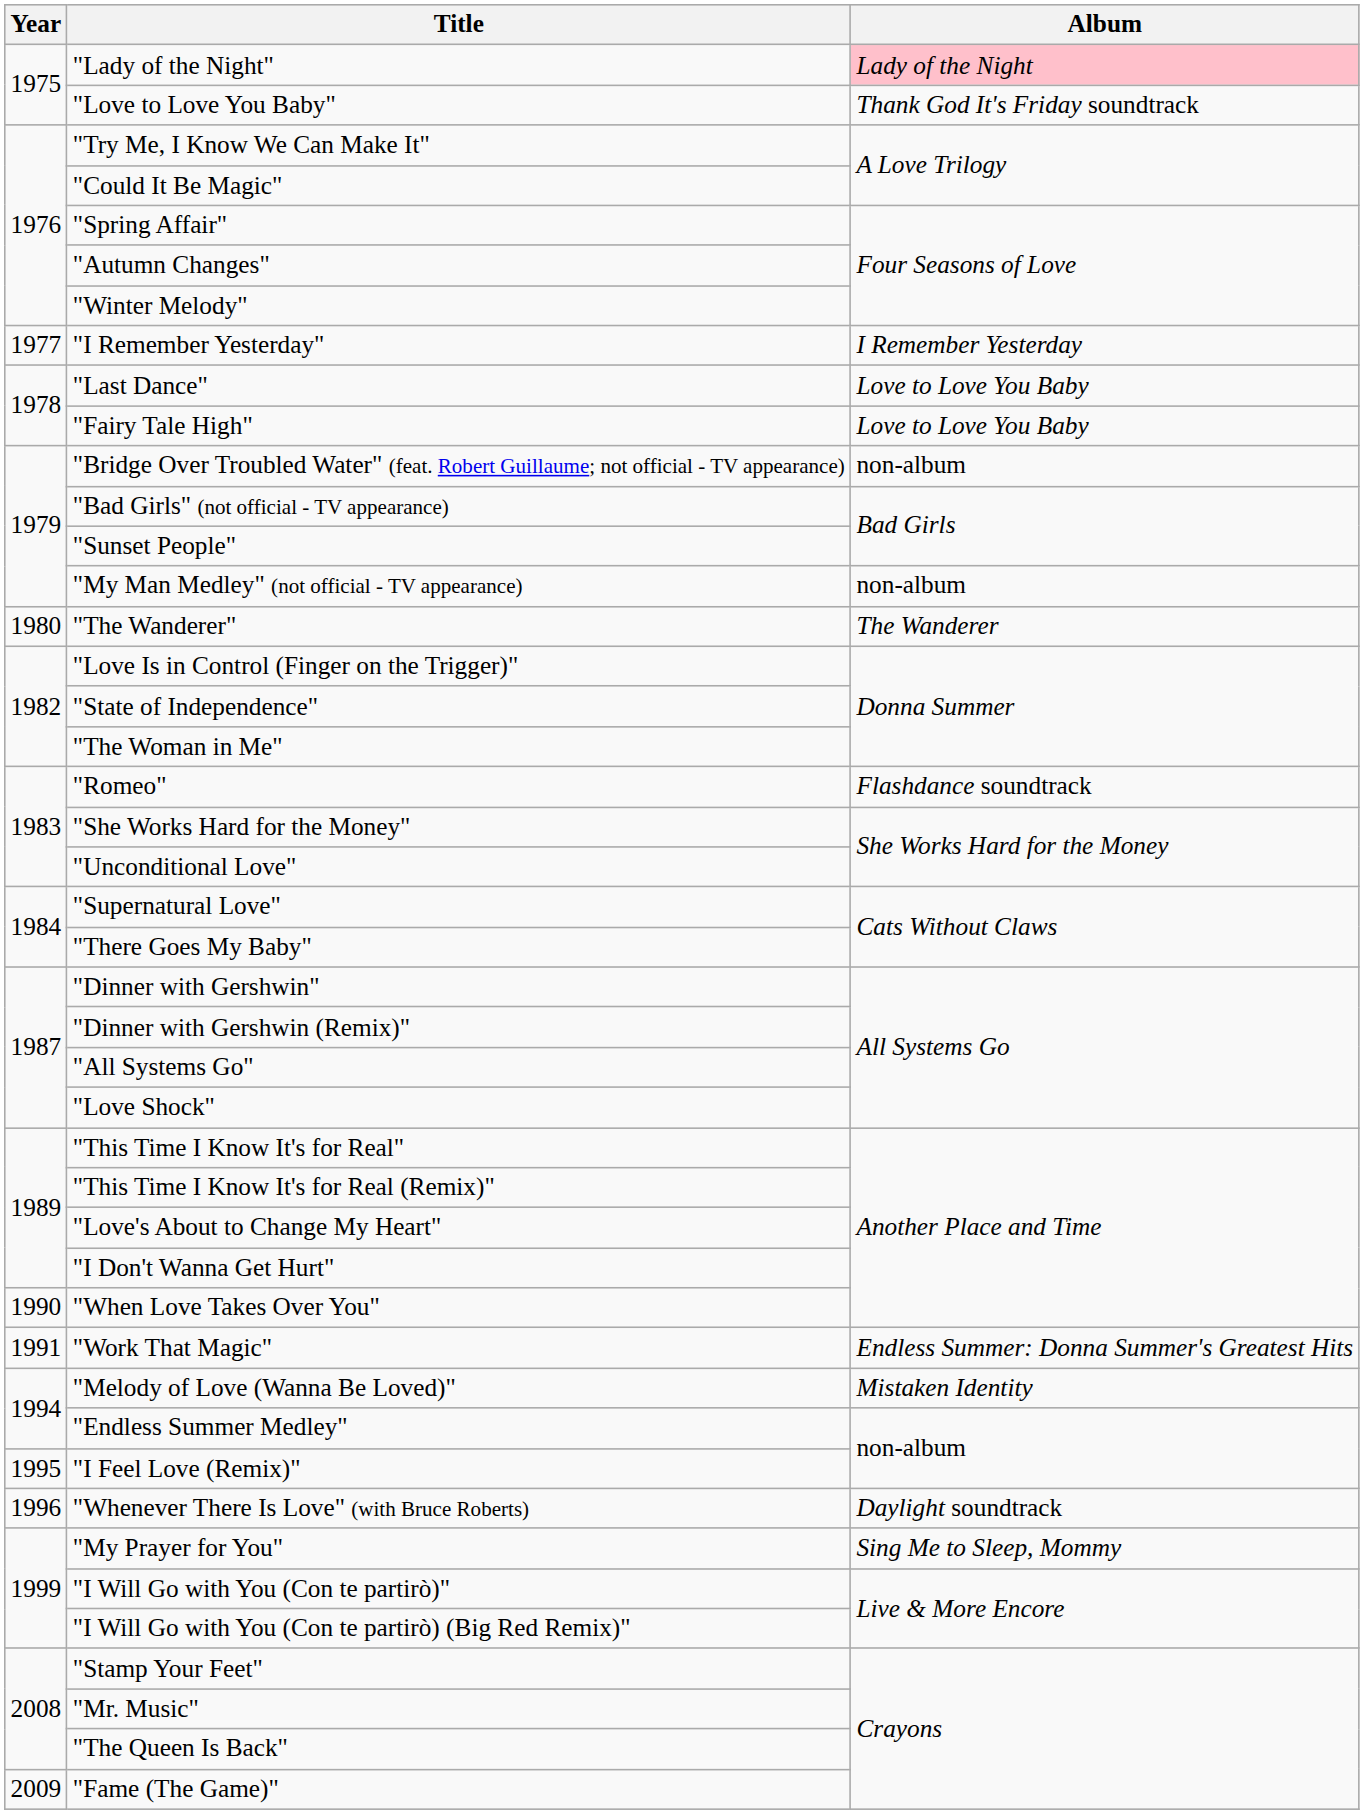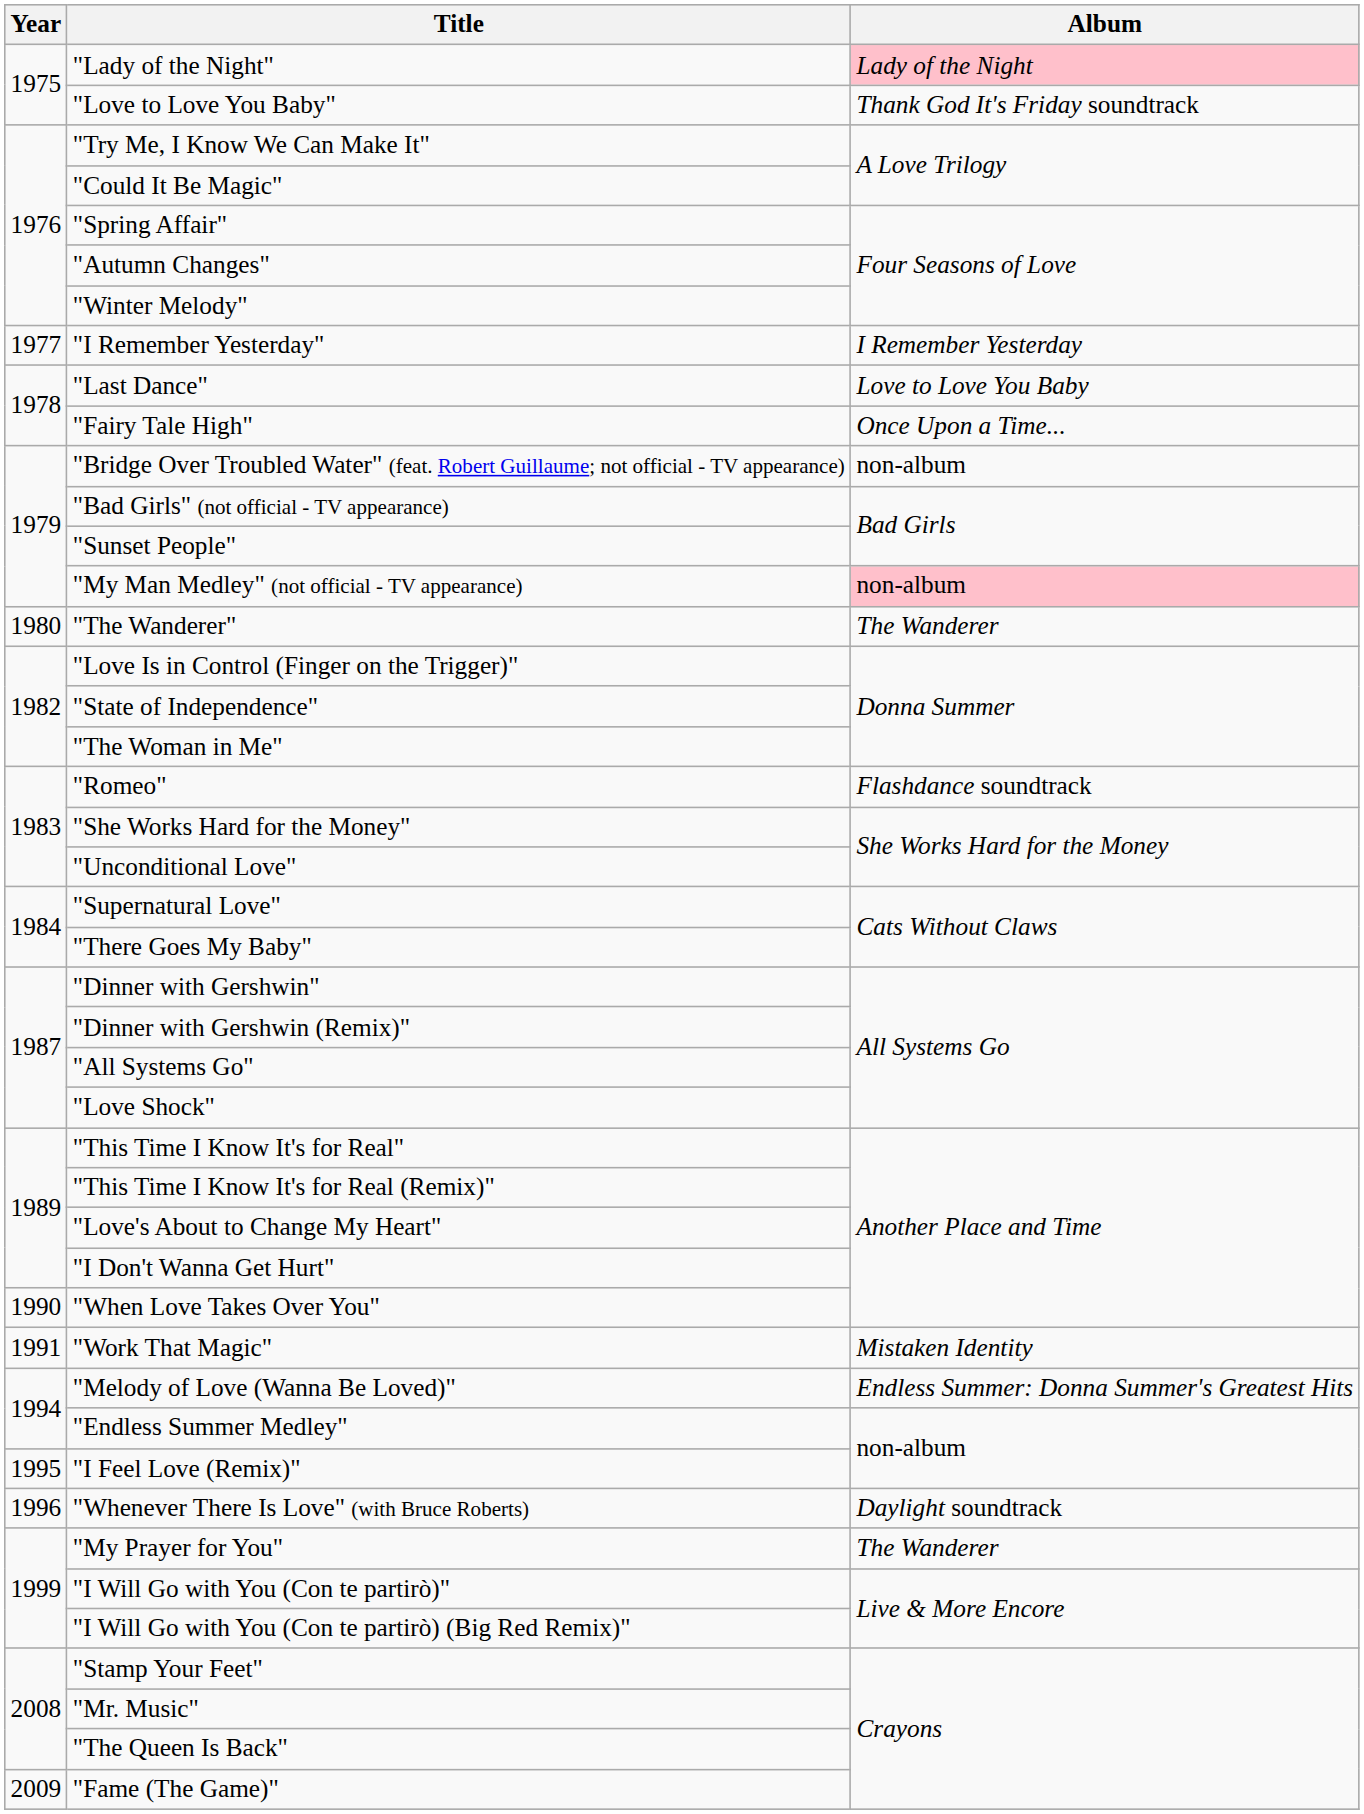(973, 425) Love to Love You Baby -> (961, 425) Once Upon a Time...
(911, 585) no background -> (911, 585) pink background
(1105, 1347) Endless Summer: Donna Summer's Greatest Hits -> (945, 1347) Mistaken Identity
(945, 1387) Mistaken Identity -> (1105, 1387) Endless Summer: Donna Summer's Greatest Hits
(989, 1548) Sing Me to Sleep, Mommy -> (927, 1548) The Wanderer
